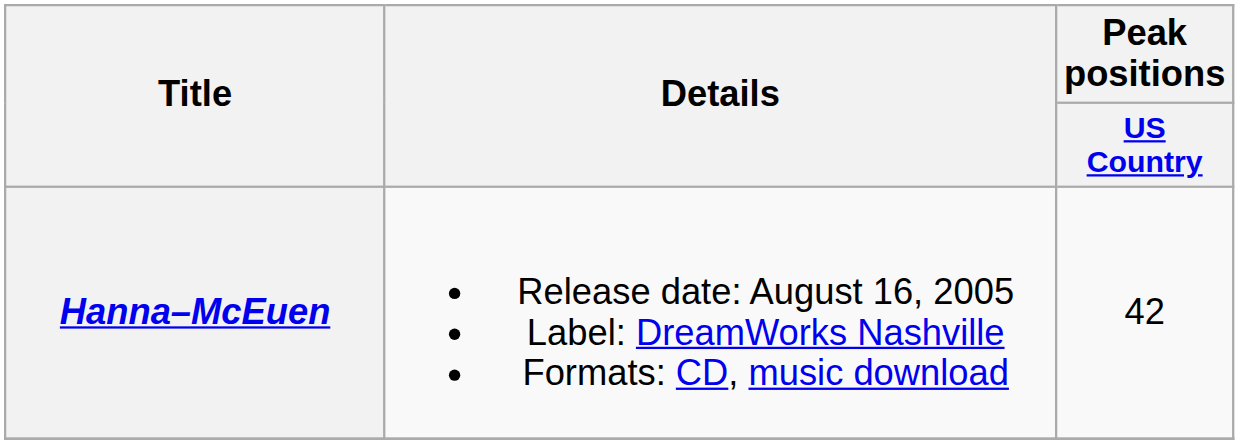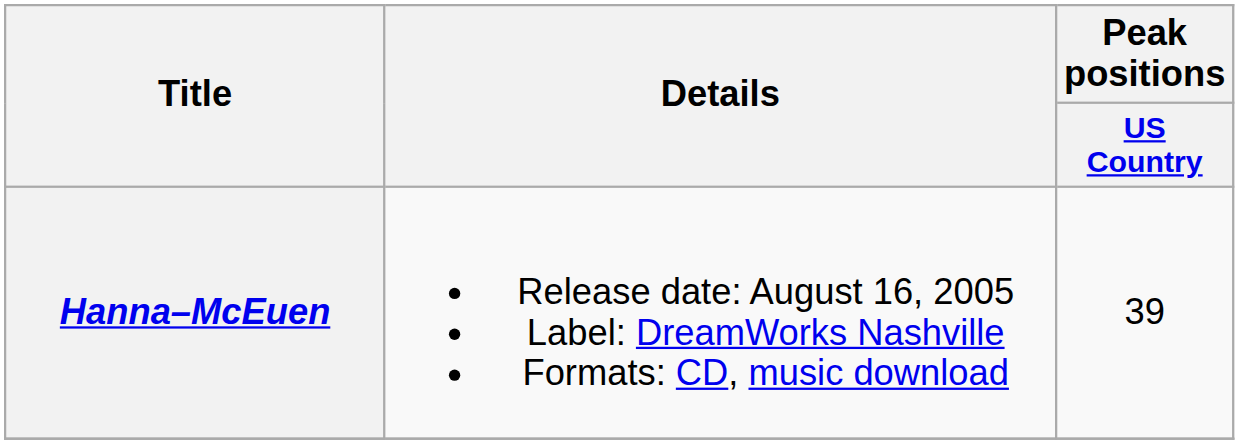(1145, 311) 42 -> (1145, 311) 39
